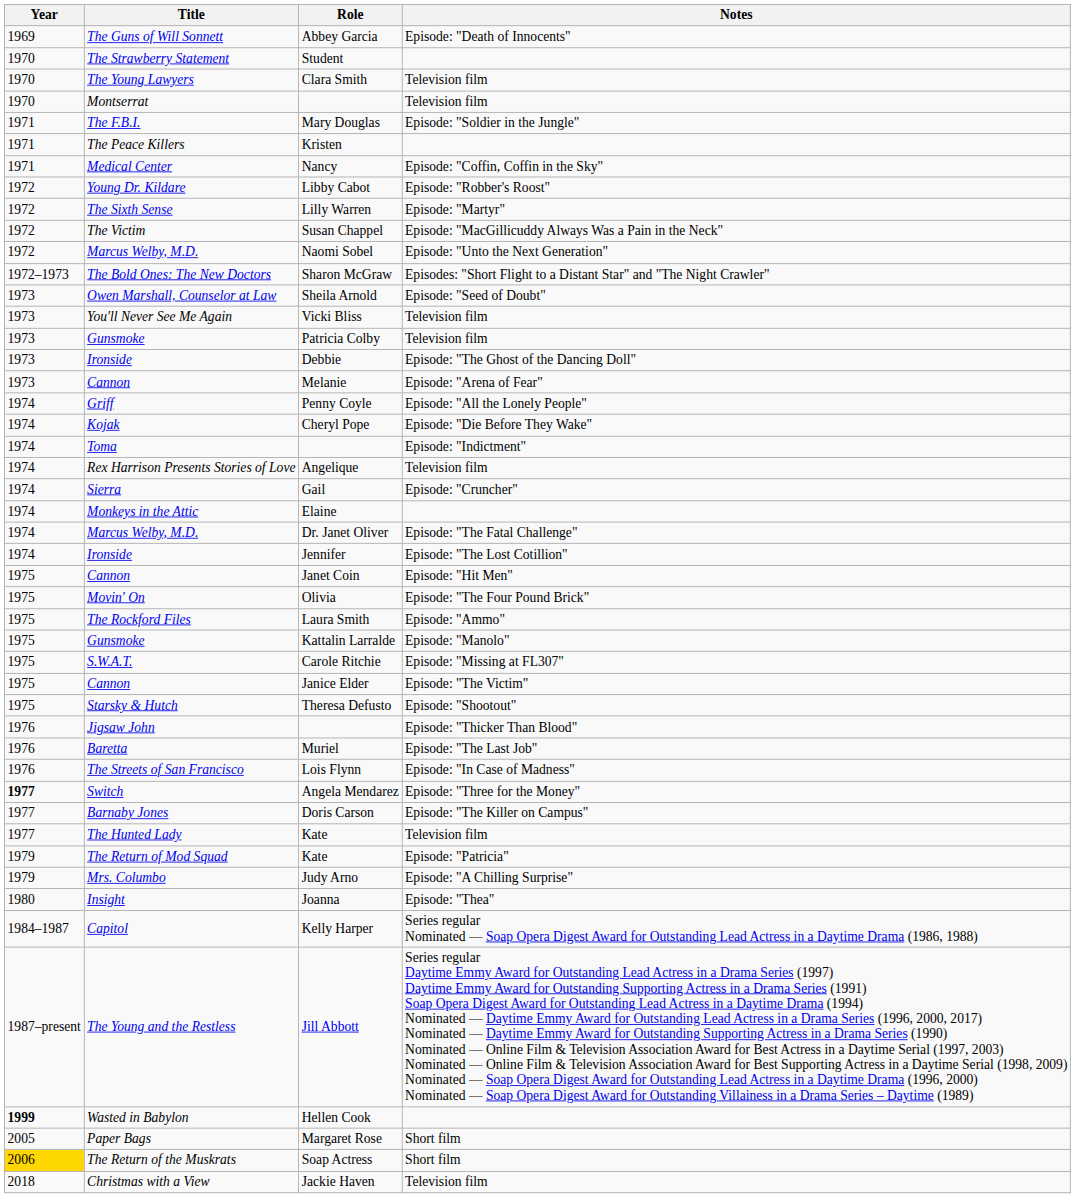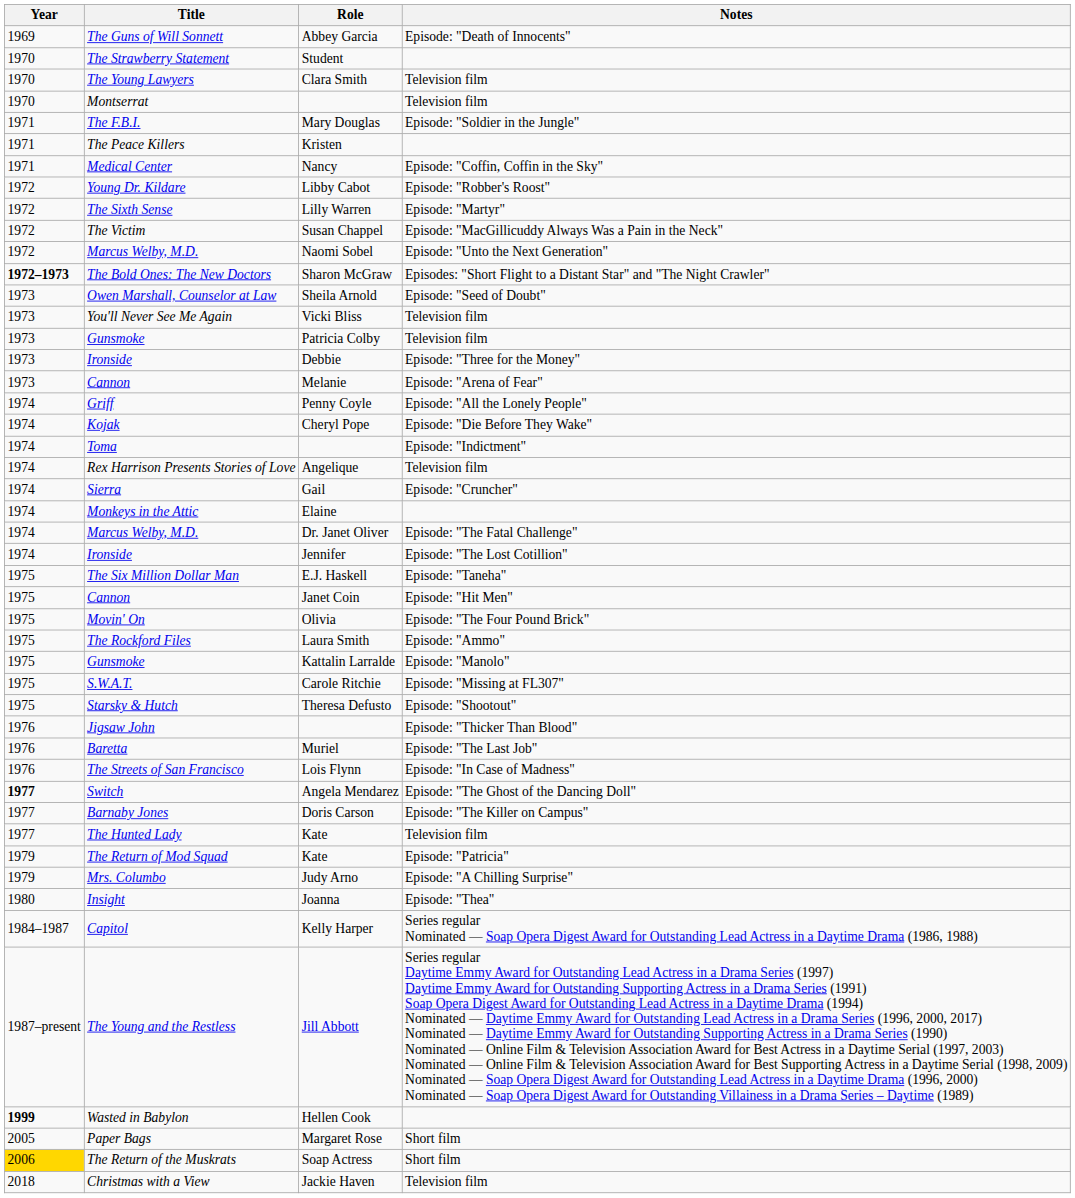(38, 274) normal -> (38, 274) bold
(521, 360) Episode: "The Ghost of the Dancing Doll" -> (493, 360) Episode: "Three for the Money"
+ row: (163, 576)
- row: (109, 683)
(493, 791) Episode: "Three for the Money" -> (521, 791) Episode: "The Ghost of the Dancing Doll"
